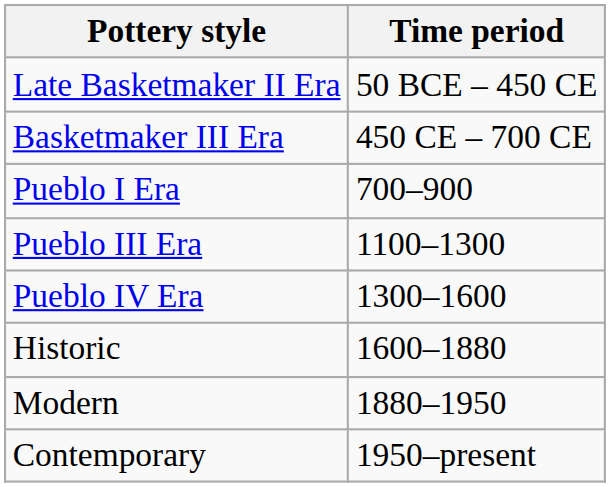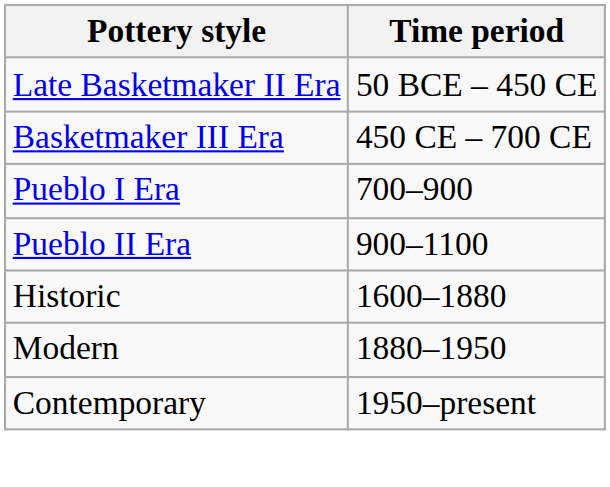+ row: (102, 243)
- row: (107, 243)
- row: (108, 296)
